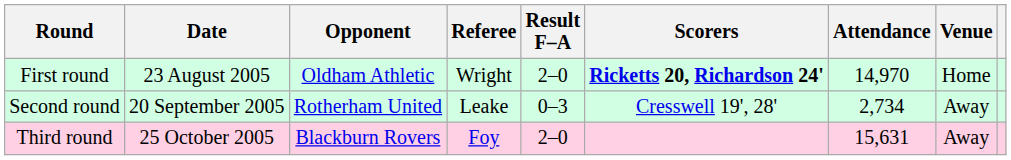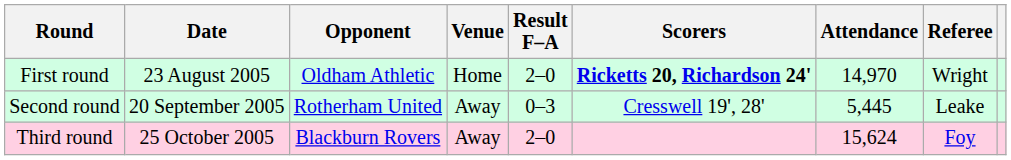columns swapped: (966, 31) <-> (484, 31)
(882, 106) 2,734 -> (869, 106) 5,445
(882, 138) 15,631 -> (869, 138) 15,624
